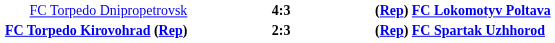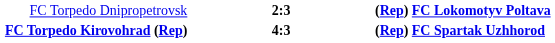(281, 11) 4:3 -> (281, 11) 2:3
(281, 30) 2:3 -> (281, 30) 4:3
